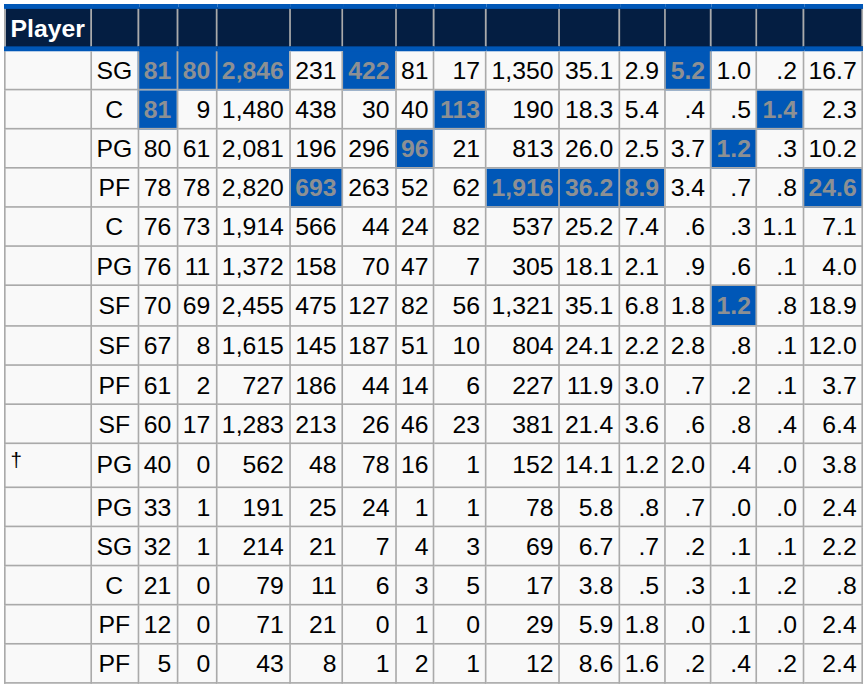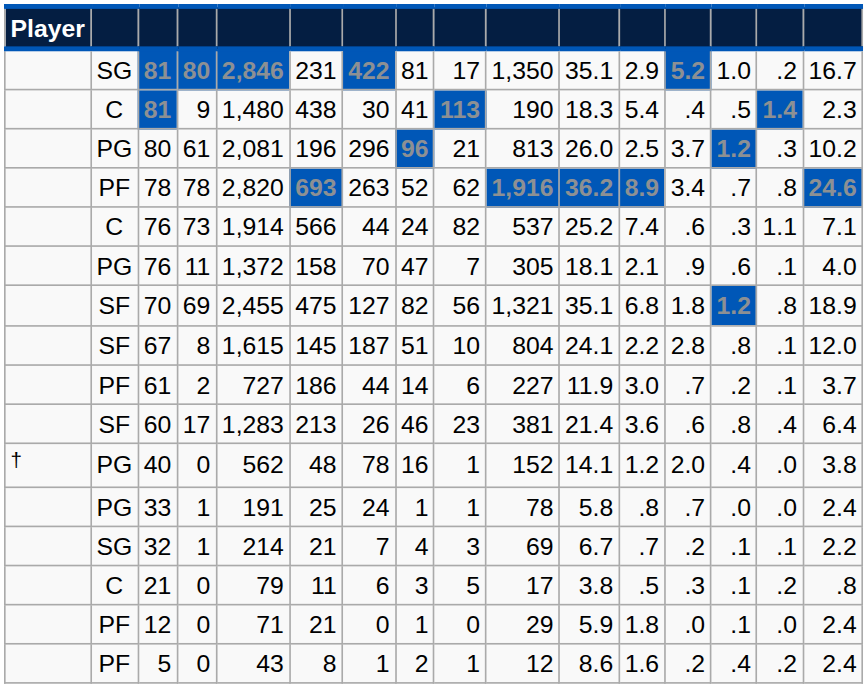(415, 110) 40 -> (415, 110) 41
